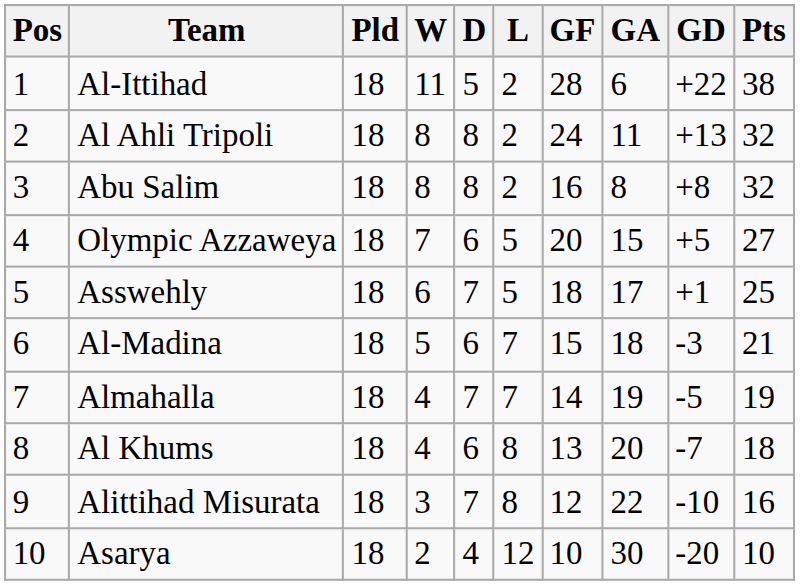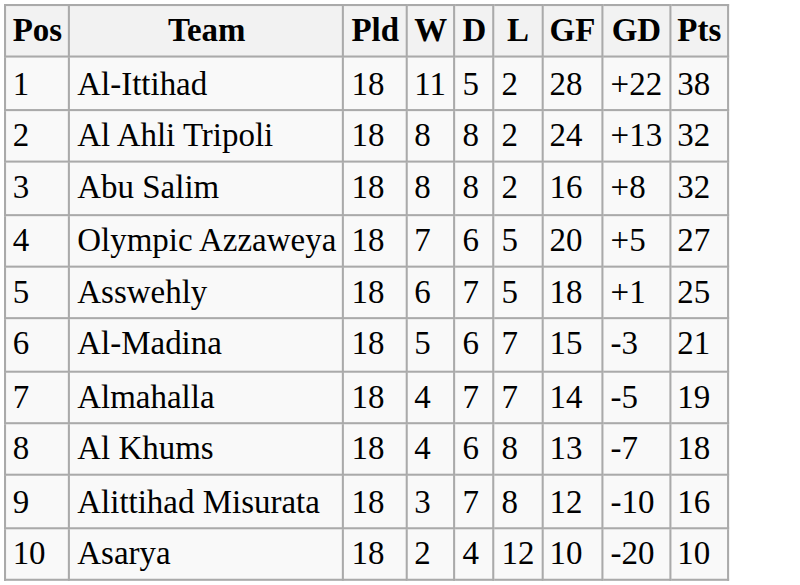- column: (635, 30)
